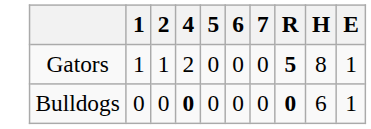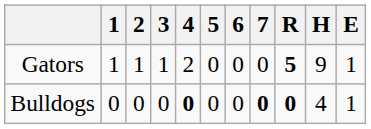+ column: (164, 24)
(321, 63) 8 -> (321, 63) 9
(263, 103) normal -> (263, 103) bold
(321, 103) 6 -> (321, 103) 4
